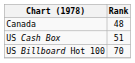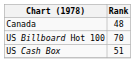rows swapped: (56, 51) <-> (33, 38)
